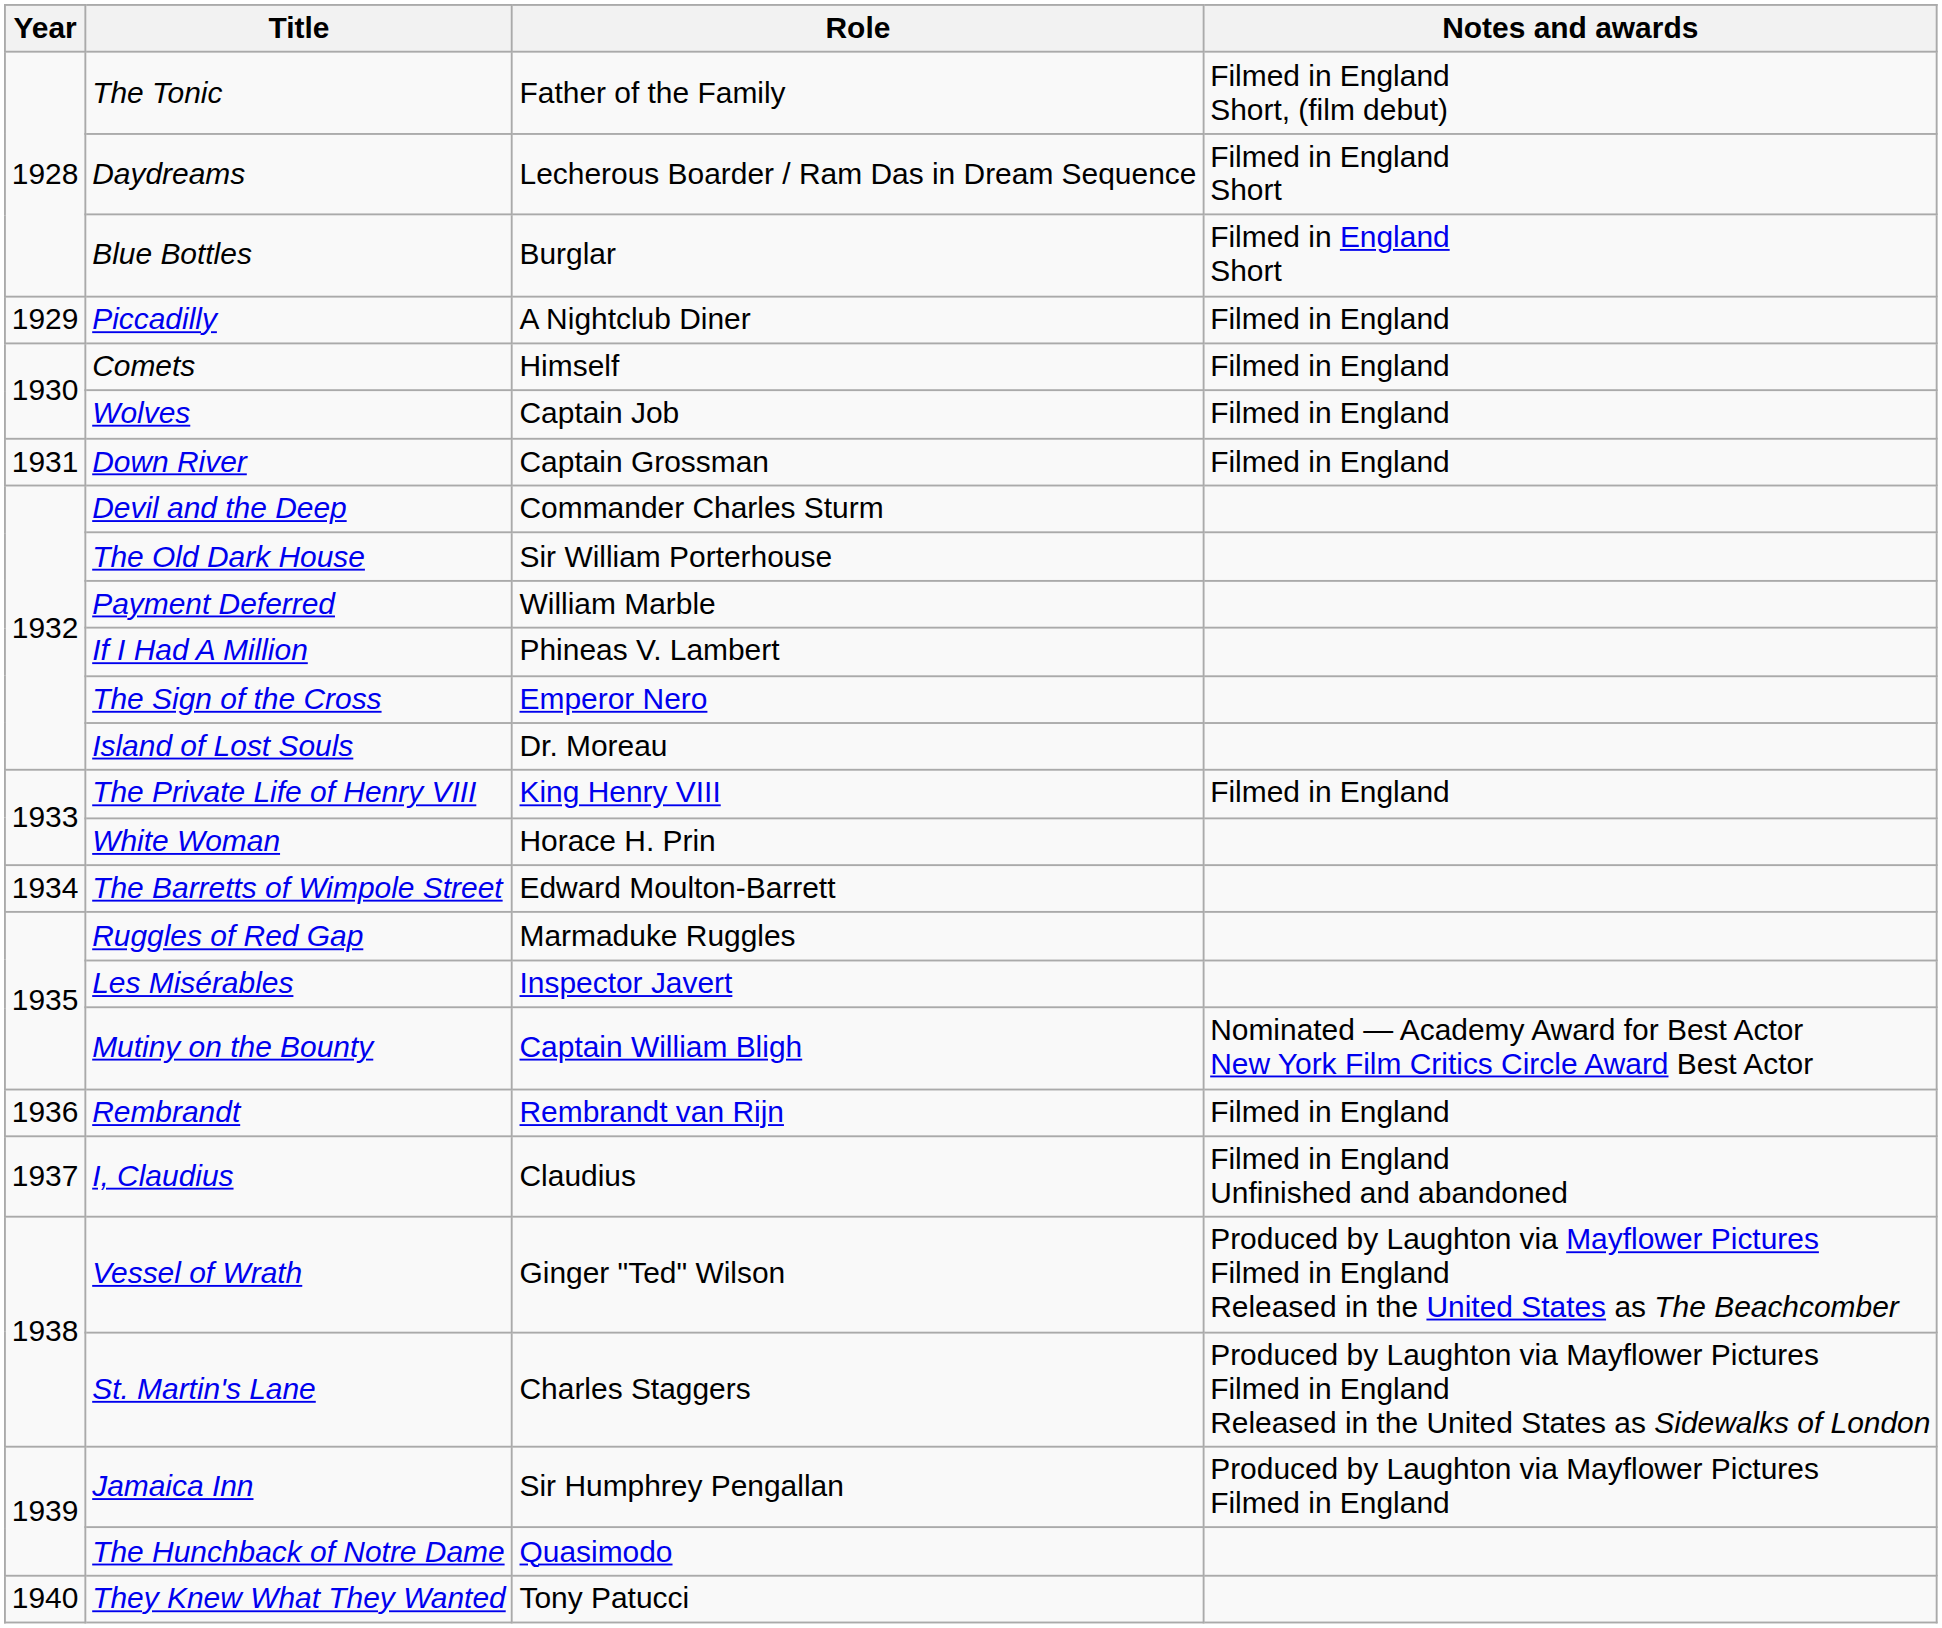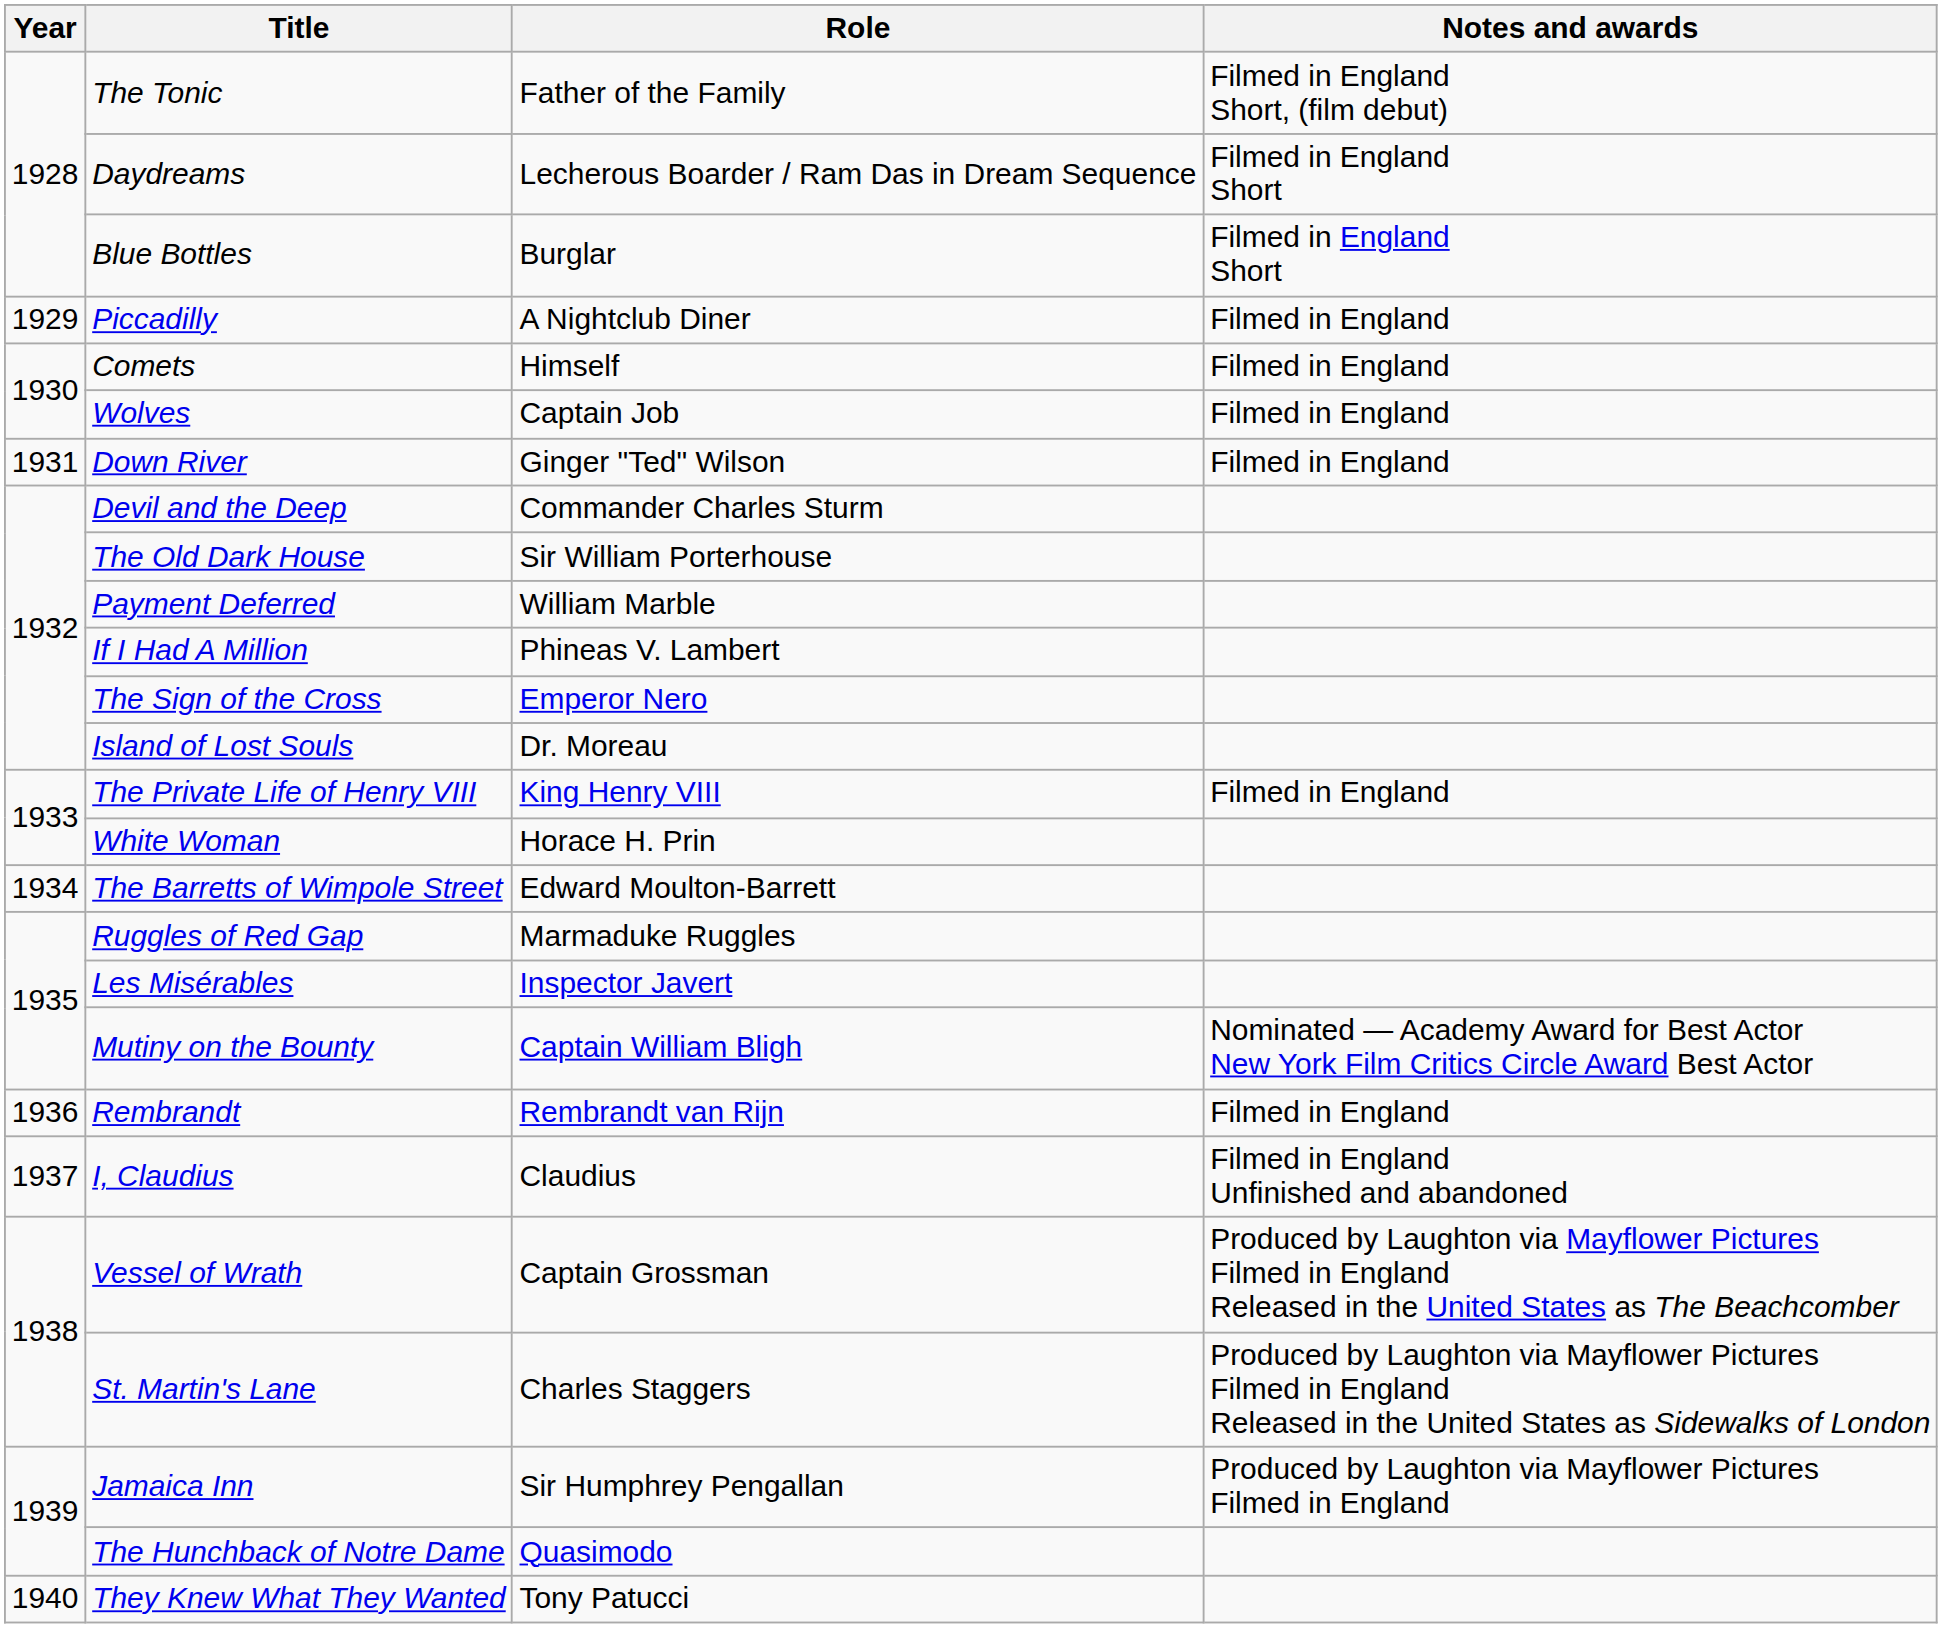(644, 461) Captain Grossman -> (652, 461) Ginger "Ted" Wilson
(652, 1274) Ginger "Ted" Wilson -> (644, 1274) Captain Grossman
